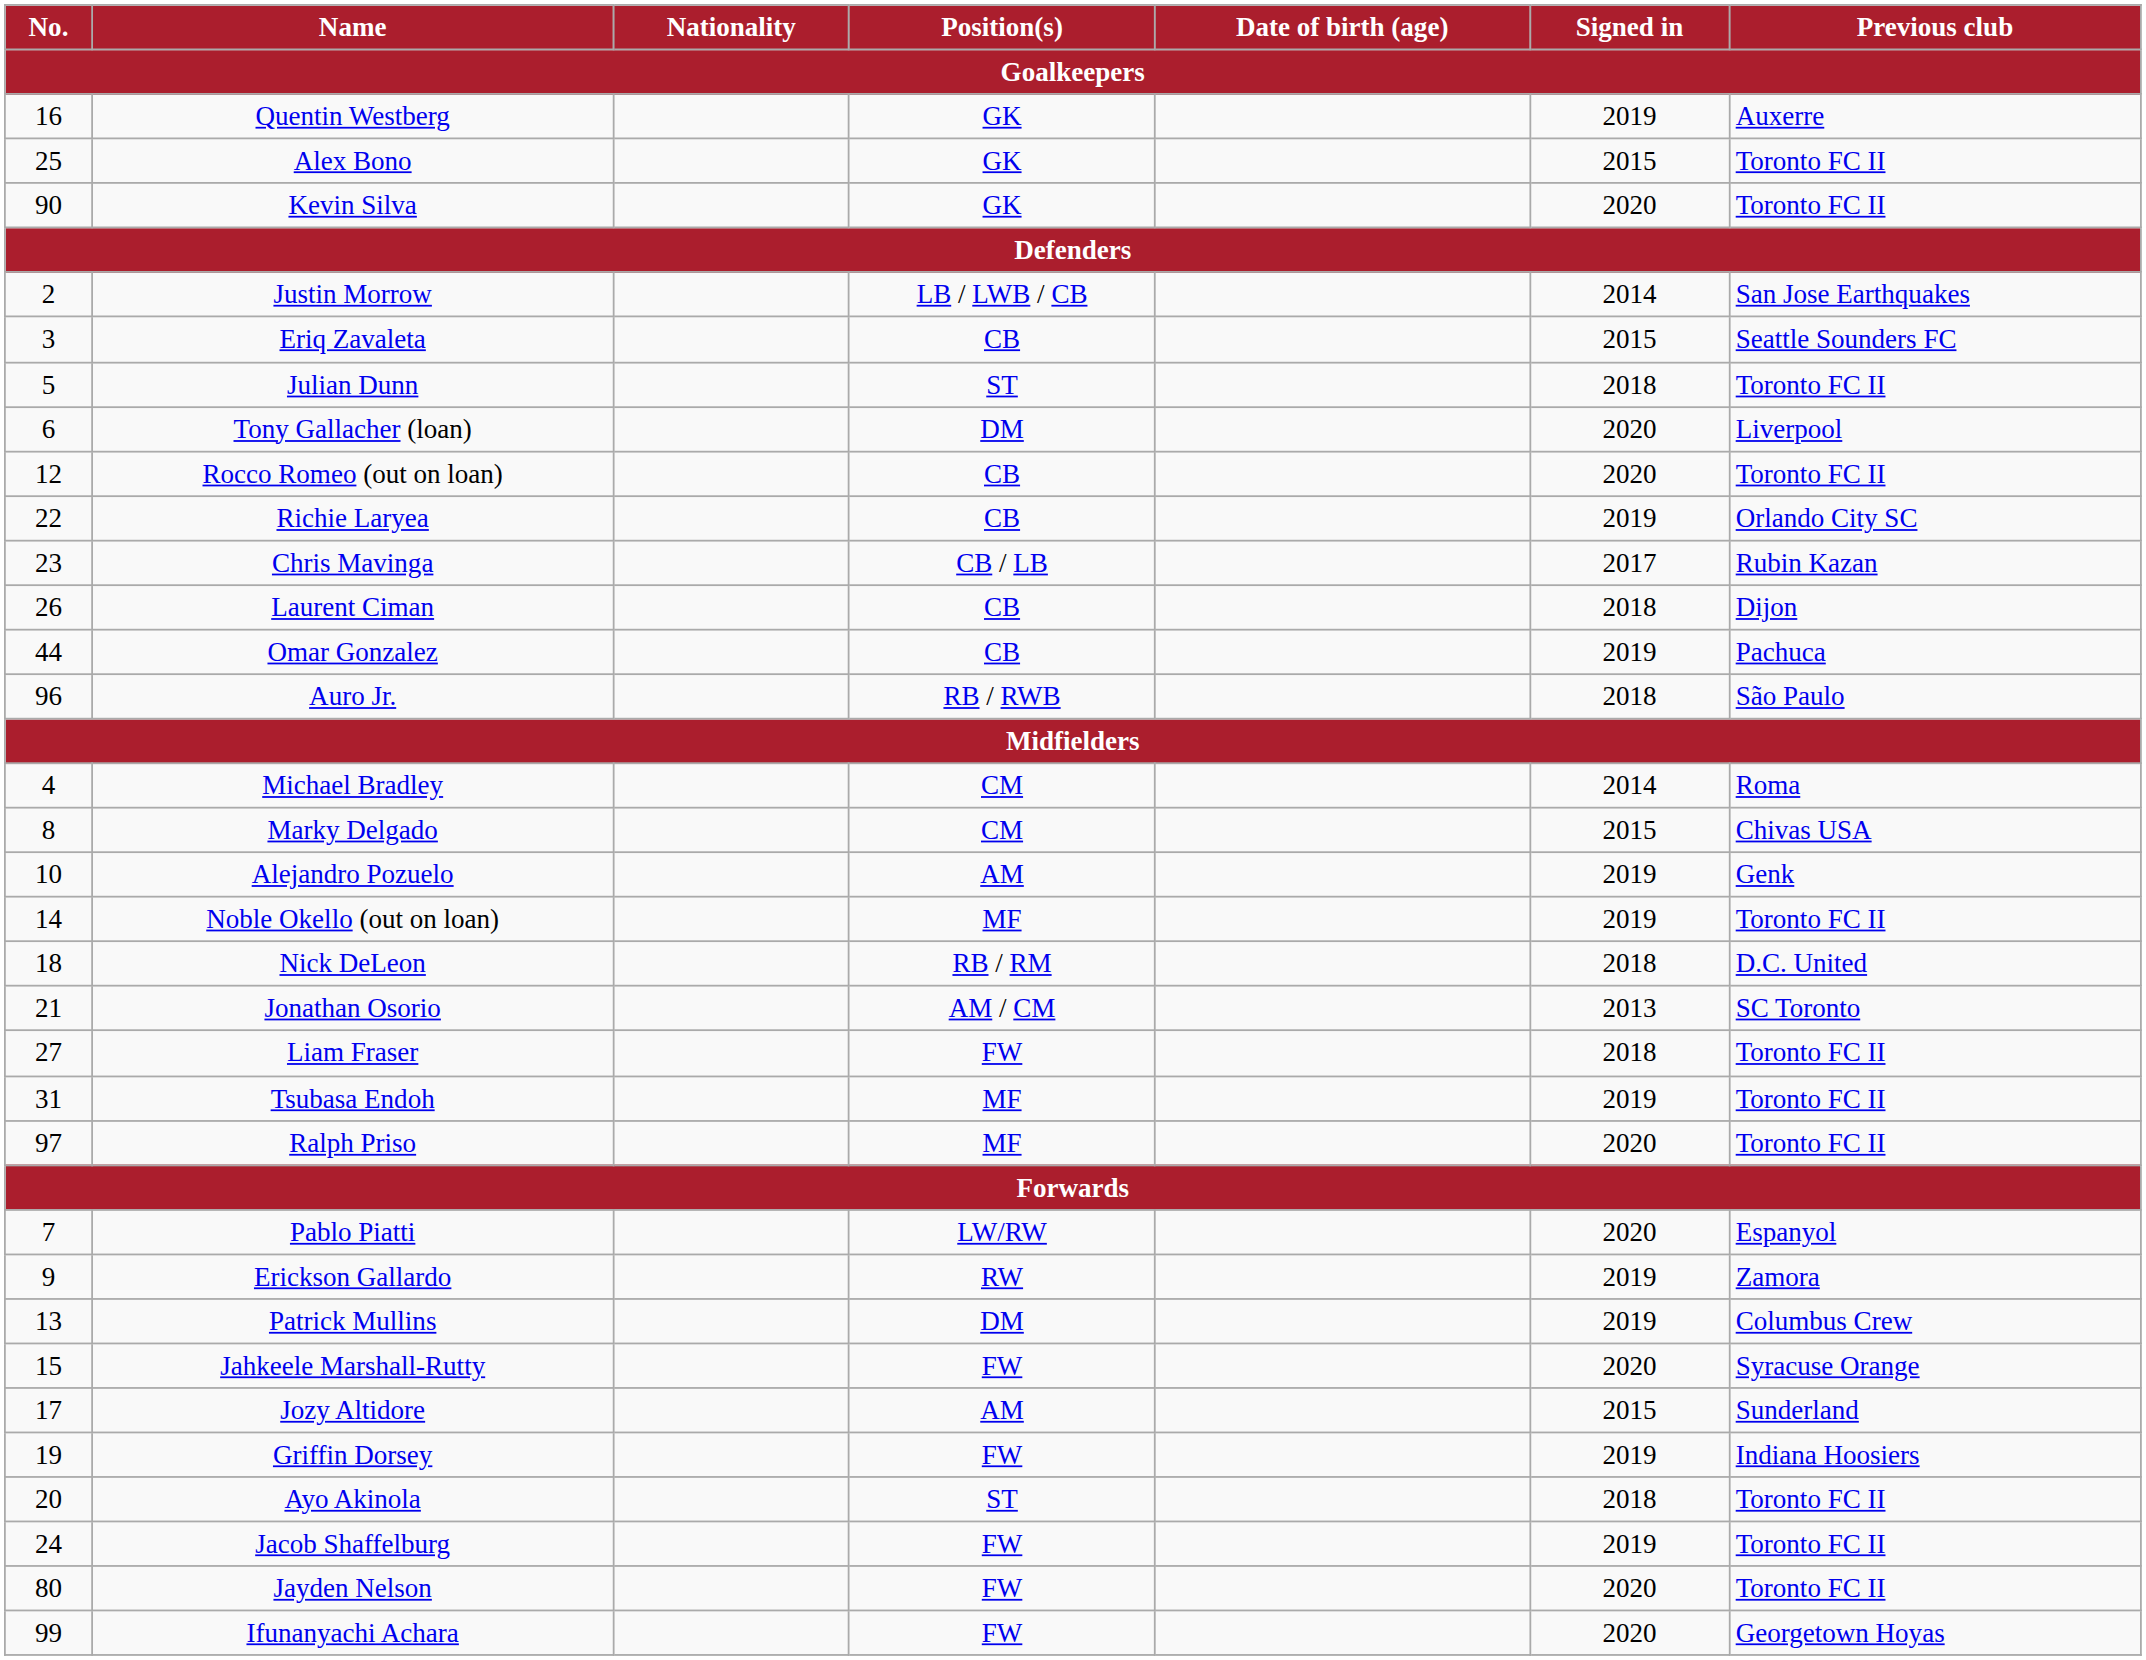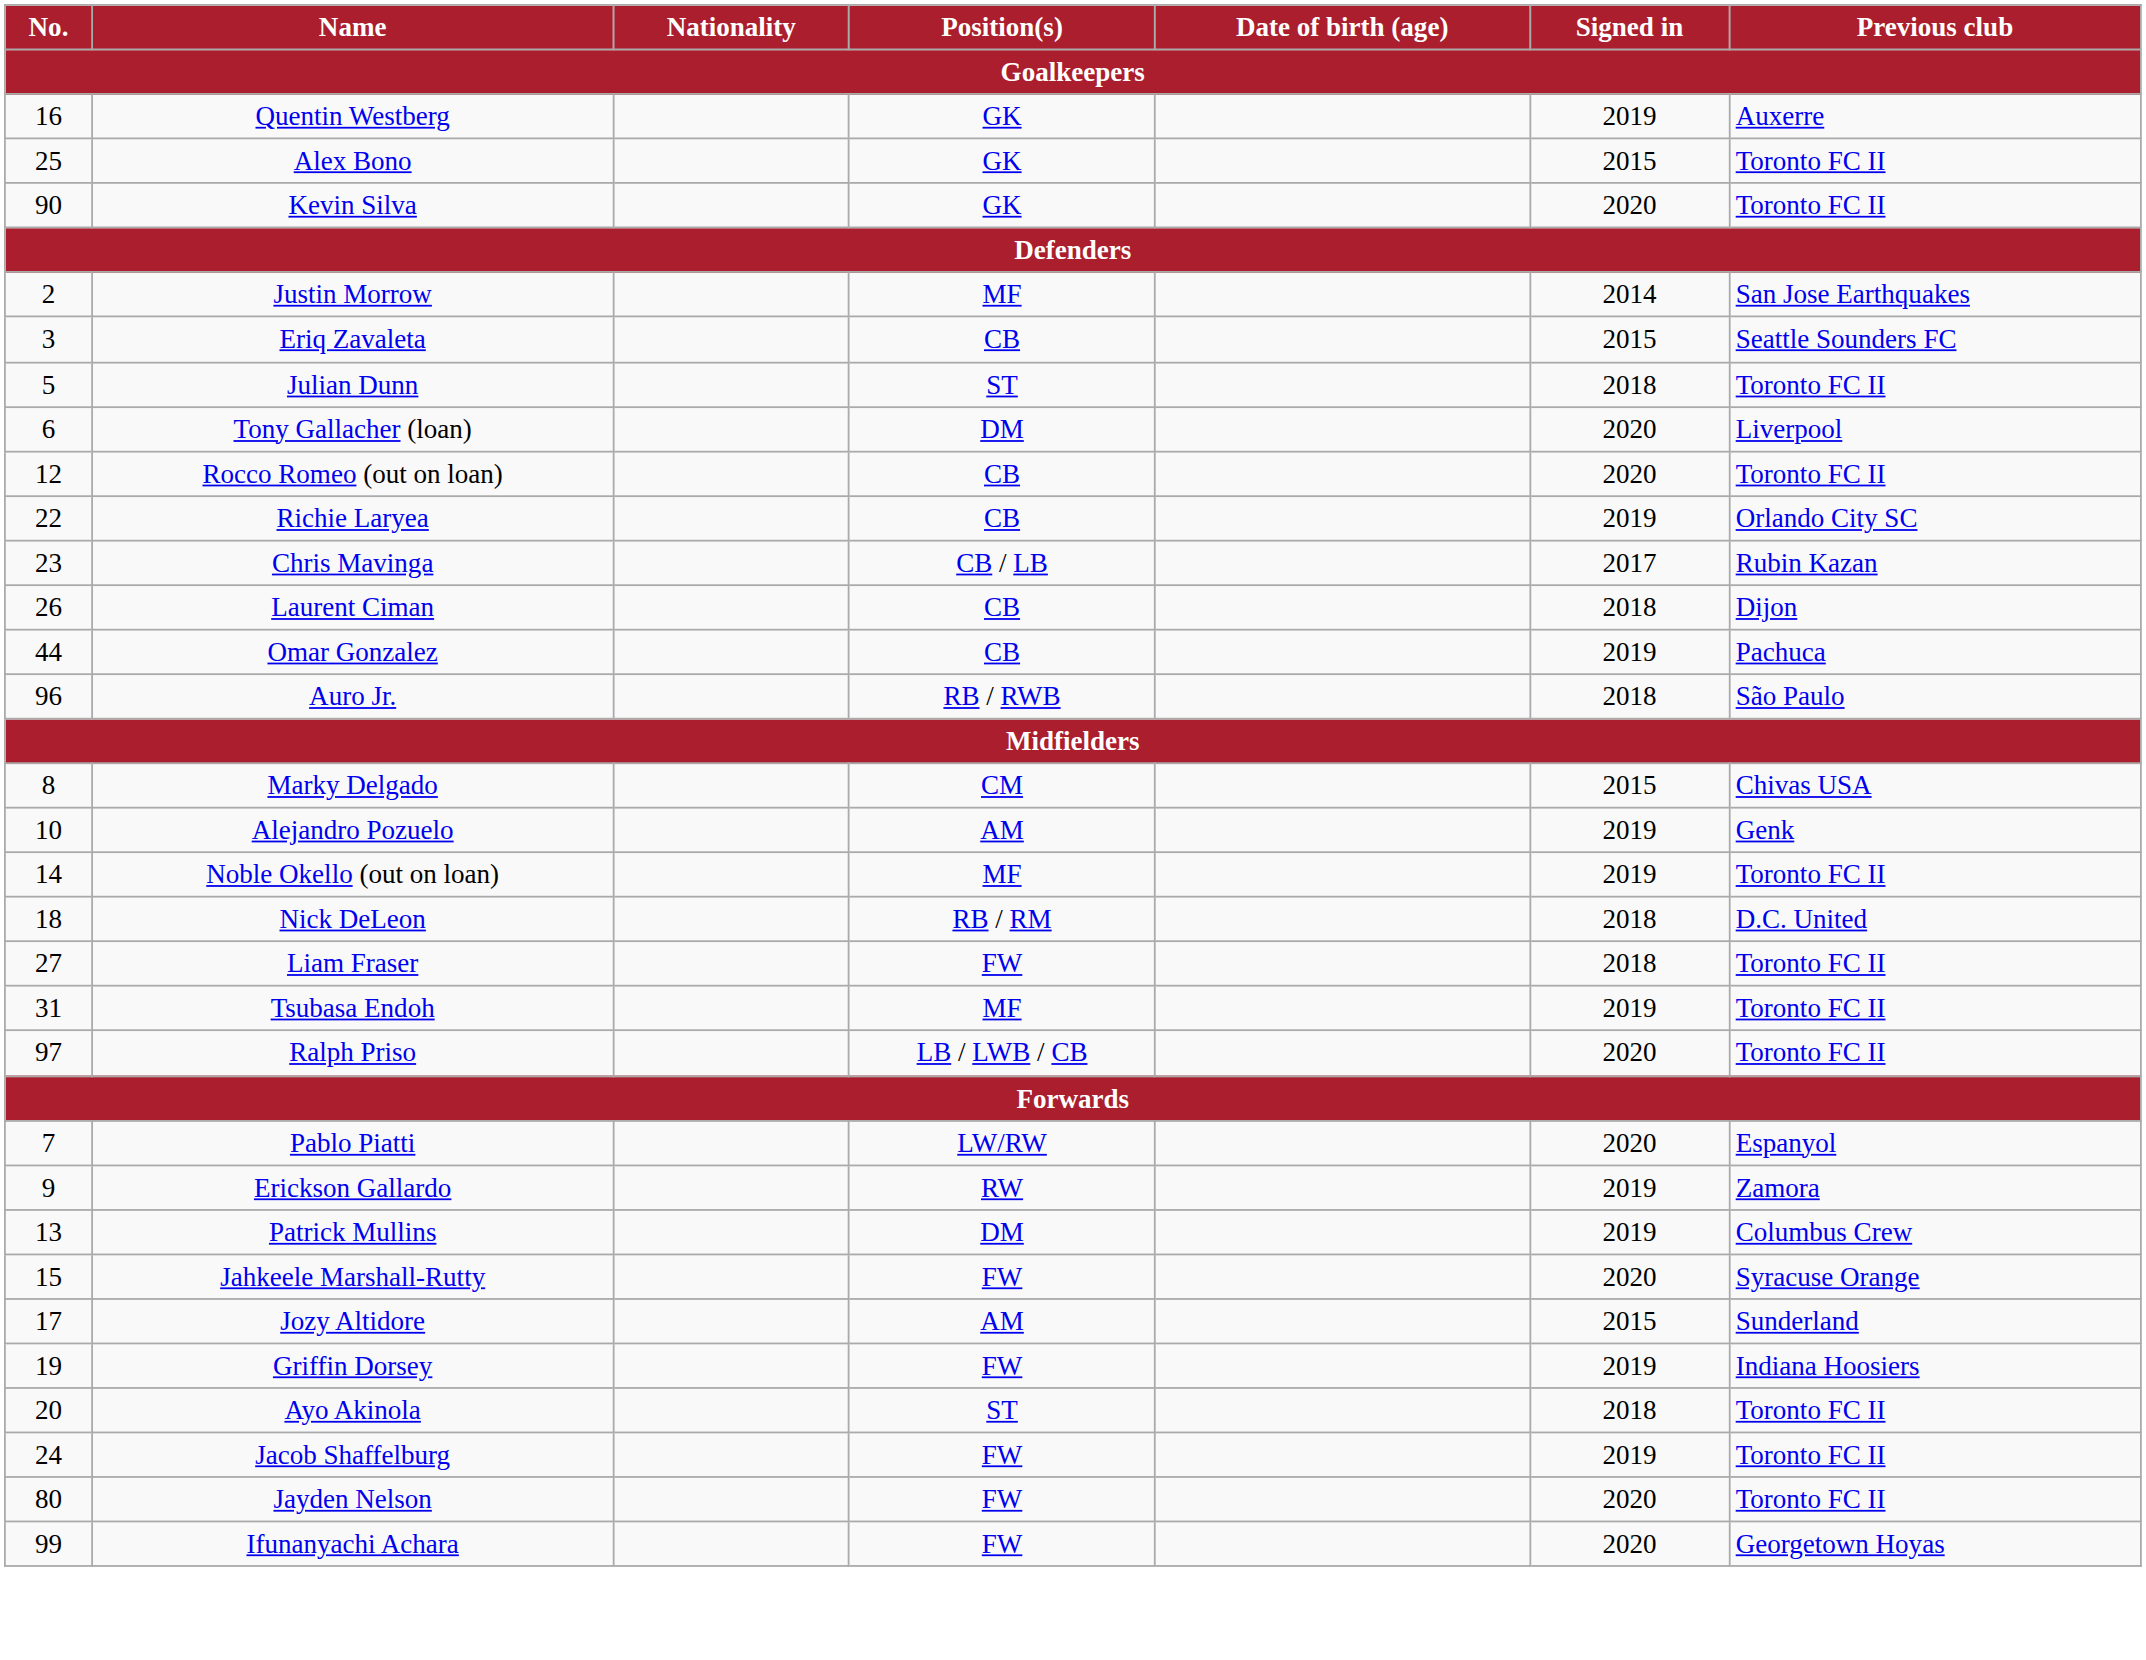(1002, 294) LB / LWB / CB -> (1002, 294) MF
- row: (353, 785)
- row: (353, 1008)
(1002, 1142) MF -> (1002, 1053) LB / LWB / CB
